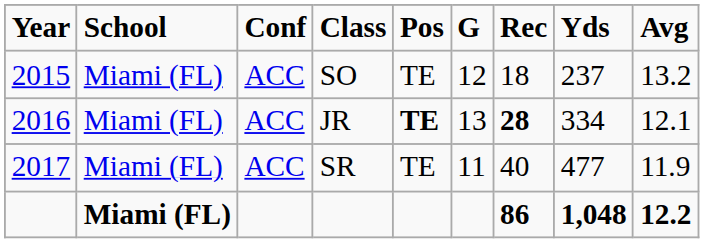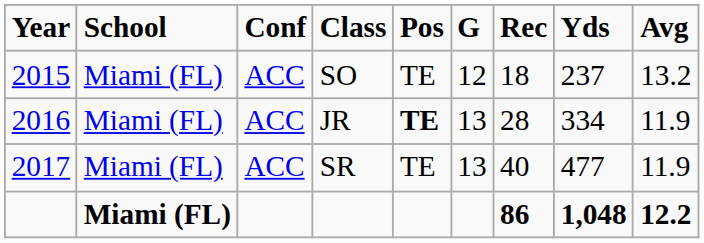(515, 120) bold -> (515, 120) normal
(666, 120) 12.1 -> (665, 120) 11.9
(471, 167) 11 -> (472, 167) 13
